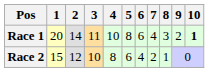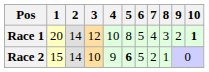(94, 35) 11 -> (94, 35) 12
(141, 35) 6 -> (141, 35) 5
(75, 56) 12 -> (75, 56) 14
(113, 56) 8 -> (113, 56) 9
(129, 56) normal -> (129, 56) bold
(141, 56) 4 -> (141, 56) 5
